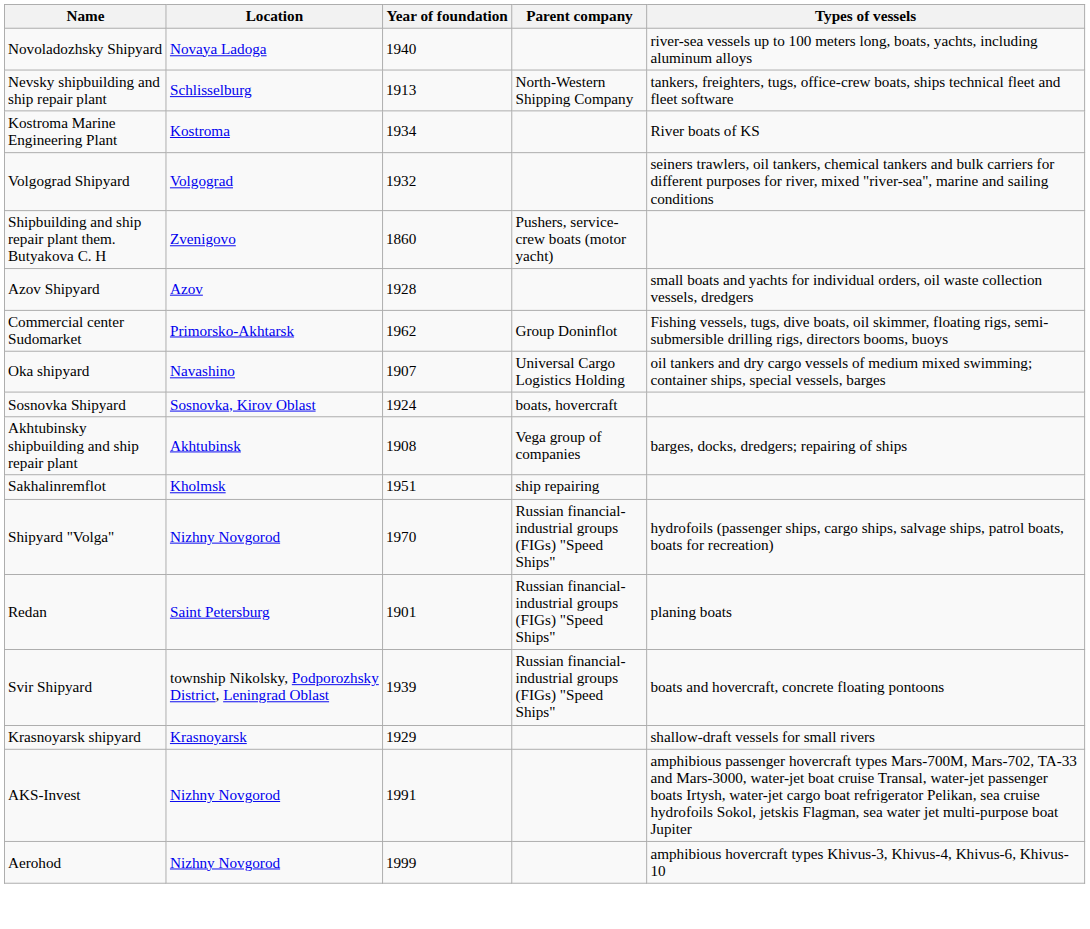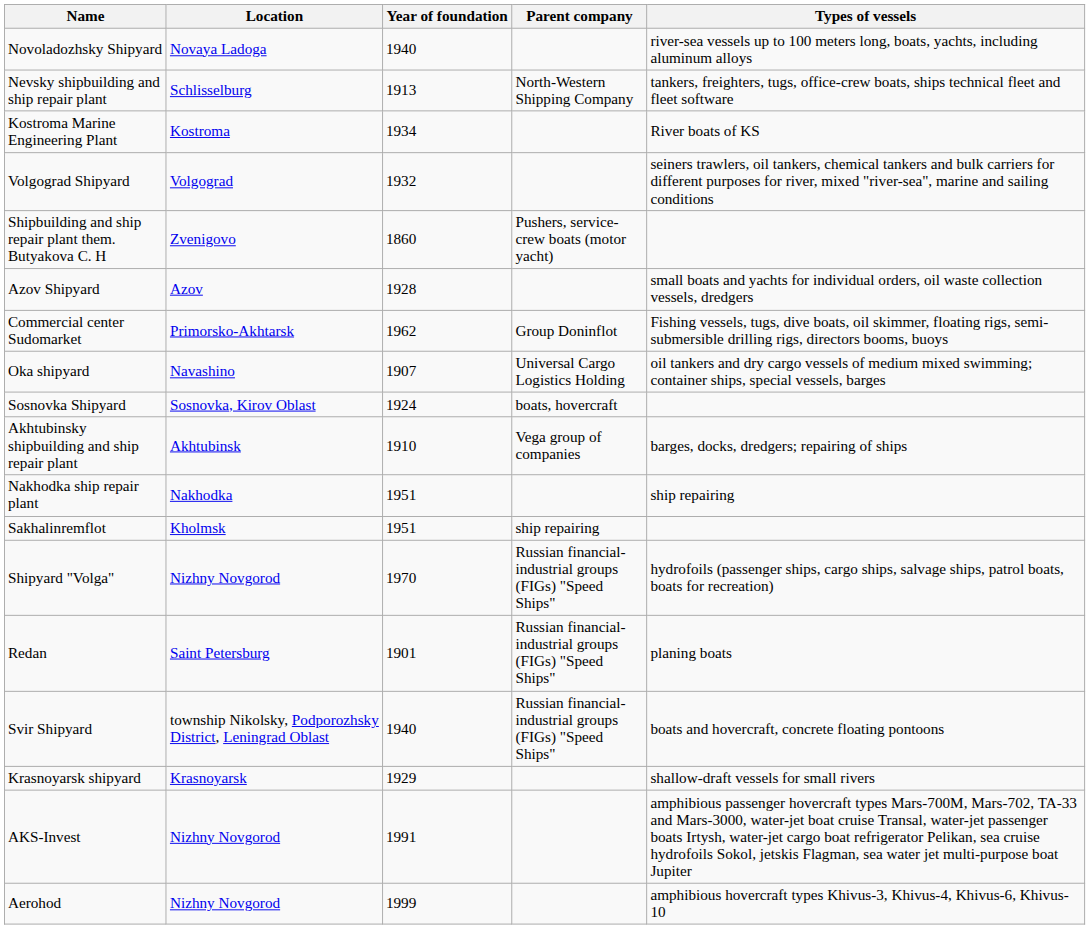(401, 445) 1908 -> (401, 445) 1910
+ row: (73, 495)
(401, 687) 1939 -> (401, 728) 1940
